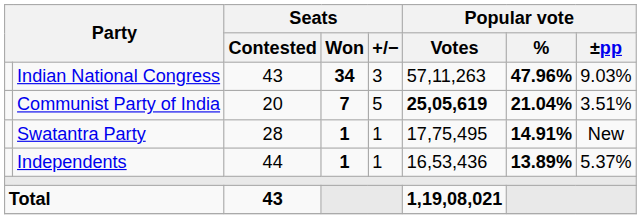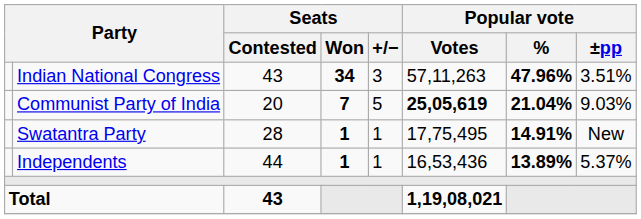(606, 76) 9.03% -> (606, 76) 3.51%
(606, 104) 3.51% -> (606, 104) 9.03%
